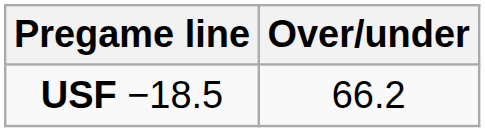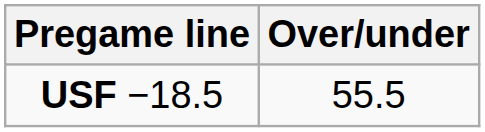(369, 94) 66.2 -> (369, 94) 55.5
